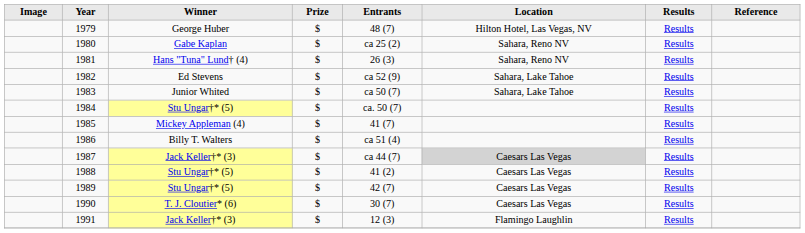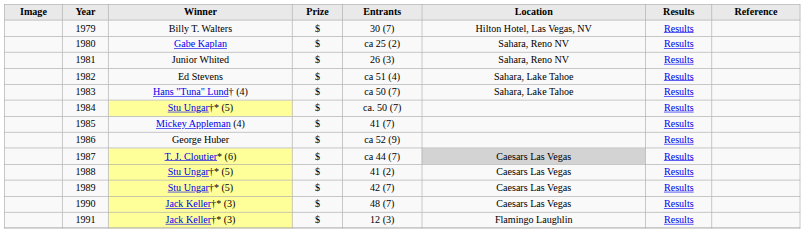(200, 28) George Huber -> (200, 28) Billy T. Walters
(382, 28) 48 (7) -> (382, 28) 30 (7)
(200, 60) Hans "Tuna" Lund† (4) -> (200, 60) Junior Whited
(382, 76) ca 52 (9) -> (382, 76) ca 51 (4)
(200, 92) Junior Whited -> (200, 92) Hans "Tuna" Lund† (4)
(200, 140) Billy T. Walters -> (200, 140) George Huber
(382, 140) ca 51 (4) -> (382, 140) ca 52 (9)
(200, 156) Jack Keller†* (3) -> (200, 156) T. J. Cloutier* (6)
(200, 204) T. J. Cloutier* (6) -> (200, 204) Jack Keller†* (3)
(382, 204) 30 (7) -> (382, 204) 48 (7)
